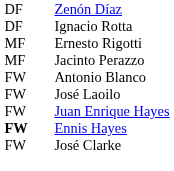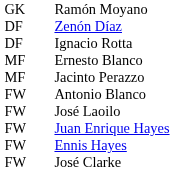+ row: (101, 9)
- row: (98, 43)
+ row: (99, 60)
(16, 128) bold -> (15, 145) normal
